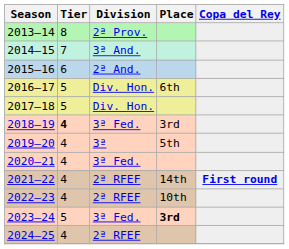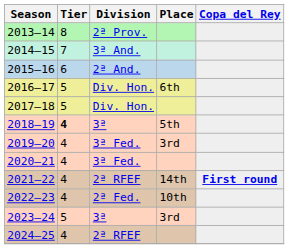(117, 124) 3ª Fed. -> (100, 124) 3ª
(170, 124) 3rd -> (170, 124) 5th
(100, 143) 3ª -> (117, 143) 3ª Fed.
(170, 143) 5th -> (170, 143) 3rd
(117, 198) 2ª RFEF -> (117, 198) 2ª Fed.
(117, 216) 3ª Fed. -> (100, 216) 3ª
(170, 216) bold -> (170, 216) normal
